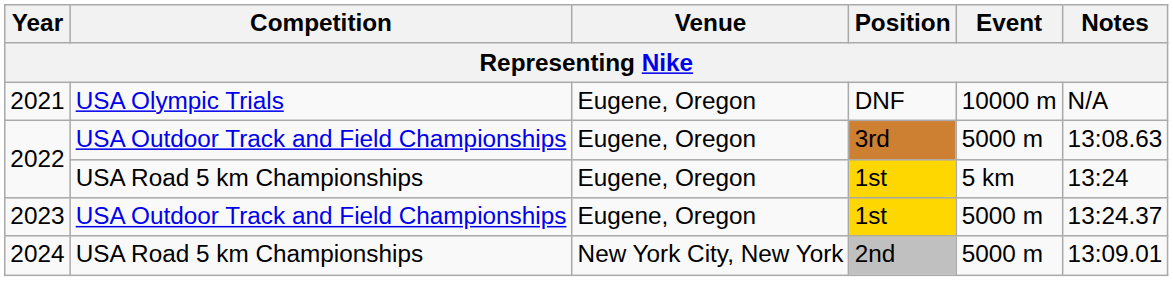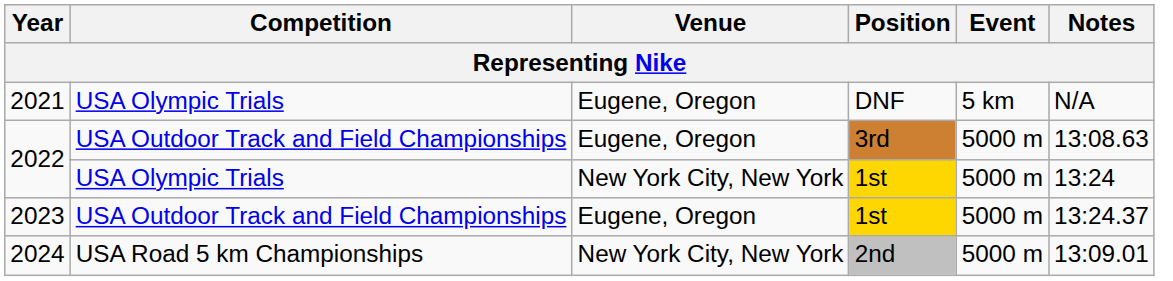(1009, 100) 10000 m -> (988, 100) 5 km
(249, 178) USA Road 5 km Championships -> (180, 178) USA Olympic Trials
(667, 178) Eugene, Oregon -> (711, 178) New York City, New York
(988, 178) 5 km -> (1002, 178) 5000 m
